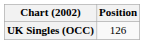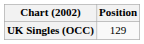(118, 30) 126 -> (118, 30) 129
